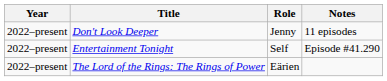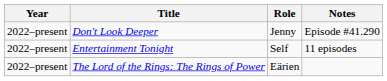(331, 31) 11 episodes -> (342, 31) Episode #41.290
(342, 48) Episode #41.290 -> (331, 48) 11 episodes
